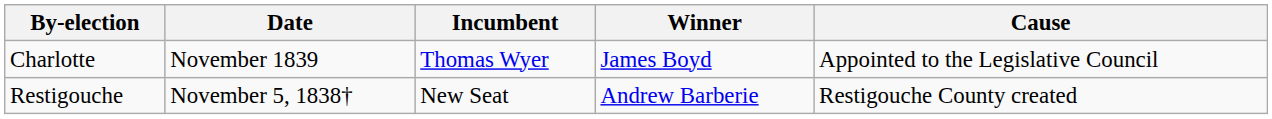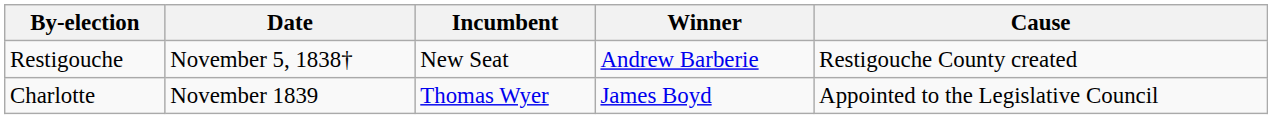rows swapped: (53, 58) <-> (67, 95)
